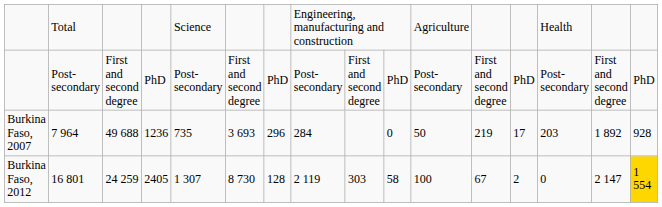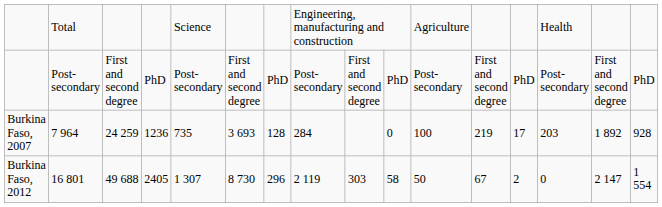(122, 133) 49 688 -> (122, 133) 24 259
(276, 133) 296 -> (276, 133) 128
(420, 133) 50 -> (423, 133) 100
(122, 179) 24 259 -> (122, 179) 49 688
(276, 179) 128 -> (276, 179) 296
(423, 179) 100 -> (420, 179) 50
(642, 179) gold background -> (642, 179) no background
